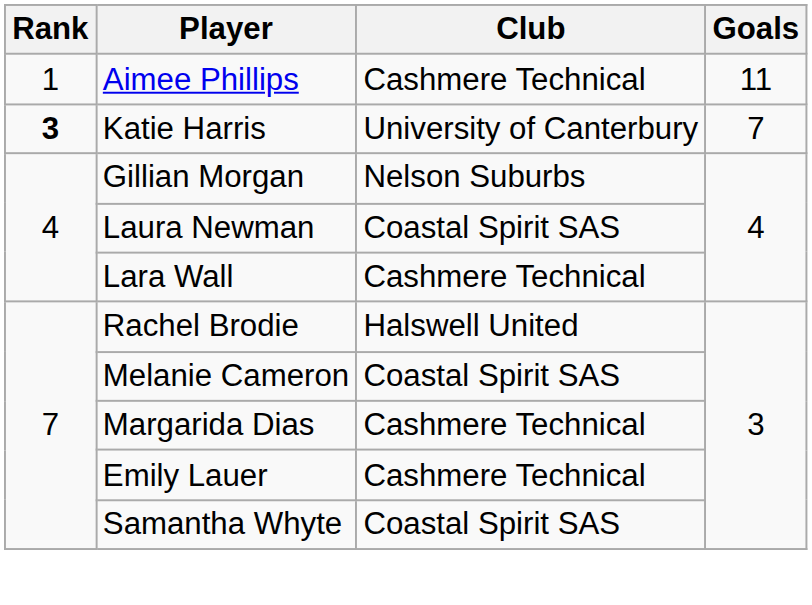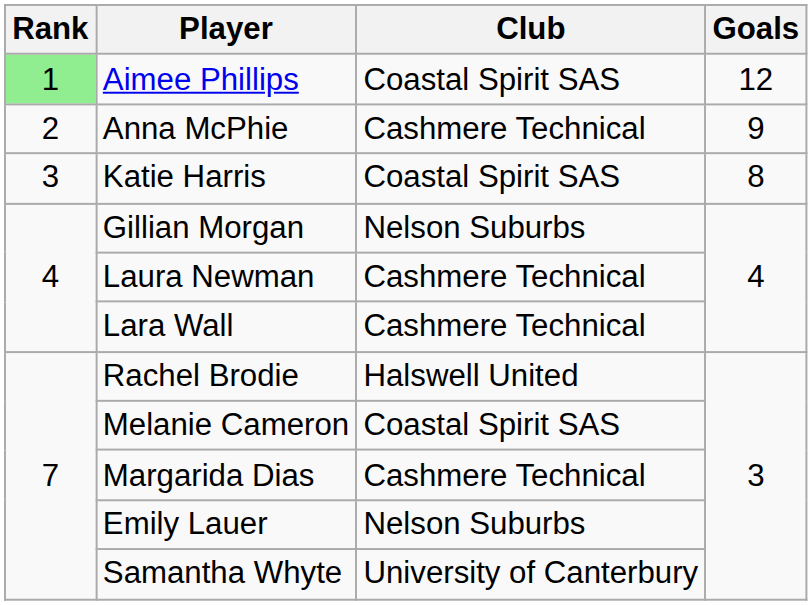(50, 78) no background -> (50, 78) lightgreen background
(505, 78) Cashmere Technical -> (492, 78) Coastal Spirit SAS
(756, 78) 11 -> (756, 78) 12
+ row: (196, 128)
(50, 128) bold -> (50, 177) normal
(531, 128) University of Canterbury -> (492, 177) Coastal Spirit SAS
(756, 128) 7 -> (756, 177) 8
(492, 227) Coastal Spirit SAS -> (505, 276) Cashmere Technical
(505, 474) Cashmere Technical -> (474, 524) Nelson Suburbs
(492, 524) Coastal Spirit SAS -> (531, 573) University of Canterbury
